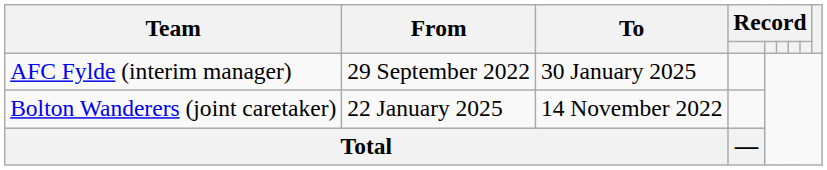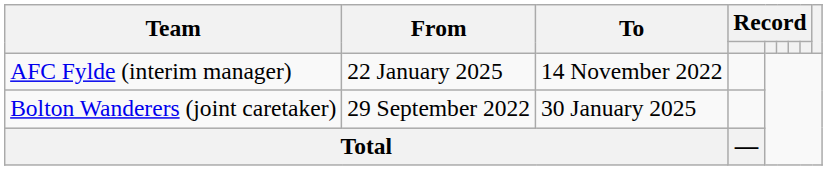(439, 71) 29 September 2022 -> (425, 71) 22 January 2025
(619, 71) 30 January 2025 -> (632, 71) 14 November 2022
(425, 108) 22 January 2025 -> (439, 108) 29 September 2022
(632, 108) 14 November 2022 -> (619, 108) 30 January 2025
